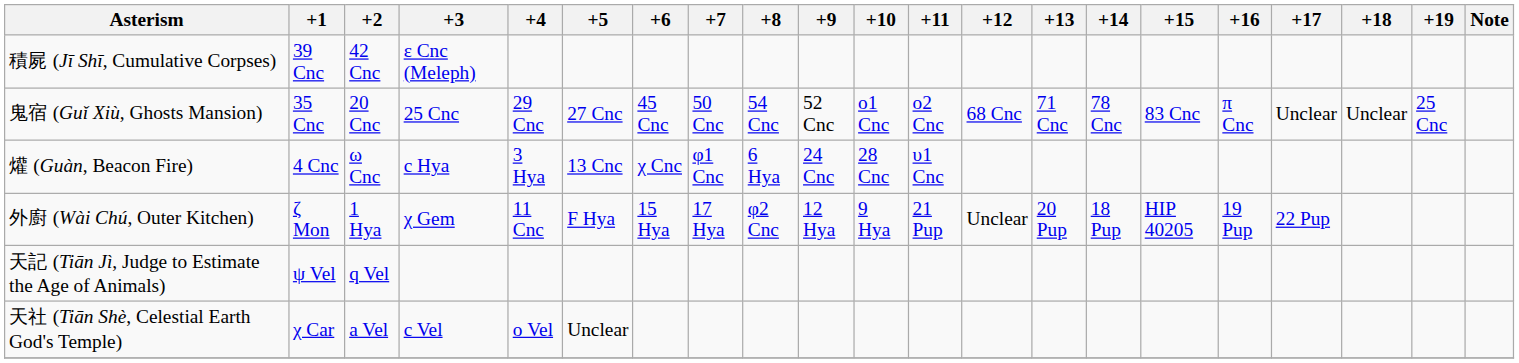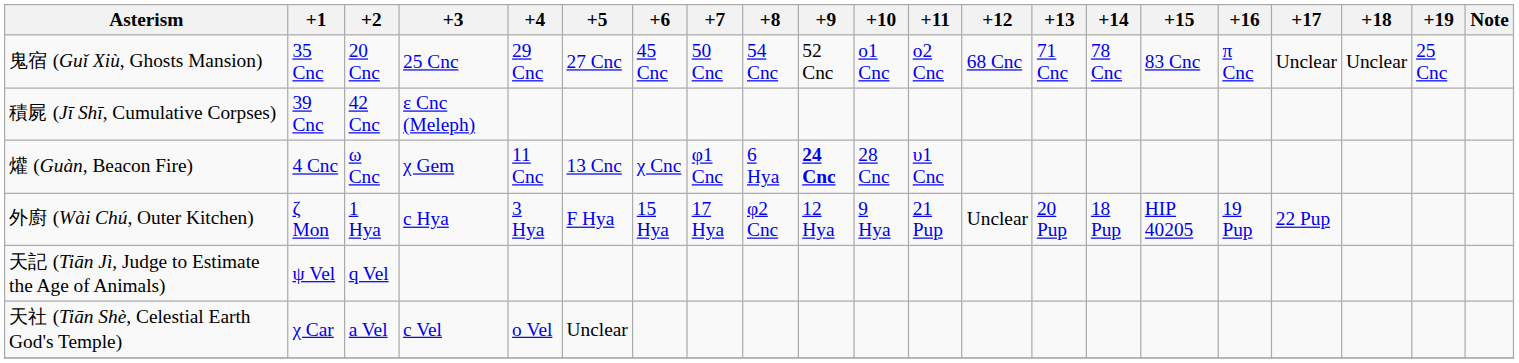rows swapped: (136, 113) <-> (143, 60)
(427, 166) c Hya -> (429, 166) χ Gem
(529, 166) 3 Hya -> (528, 166) 11 Cnc
(819, 166) normal -> (819, 166) bold
(429, 218) χ Gem -> (426, 218) c Hya
(528, 218) 11 Cnc -> (528, 218) 3 Hya
